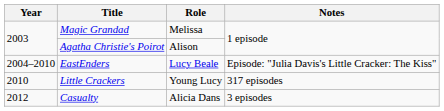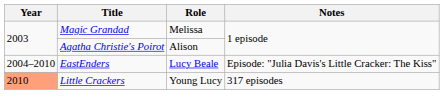(18, 81) no background -> (18, 81) lightsalmon background
- row: (79, 98)
